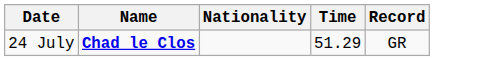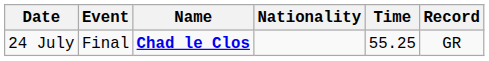+ column: (106, 17)
(338, 43) 51.29 -> (392, 43) 55.25
